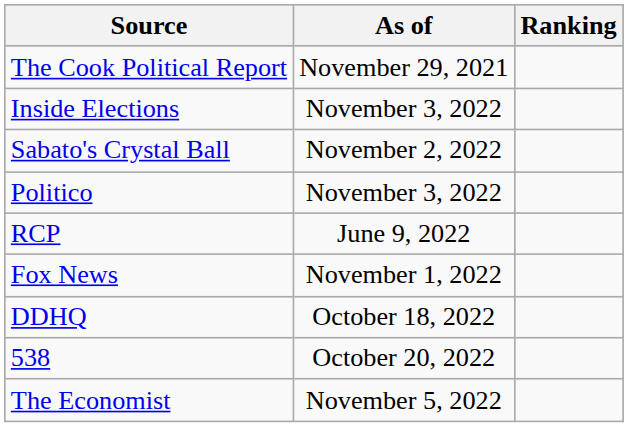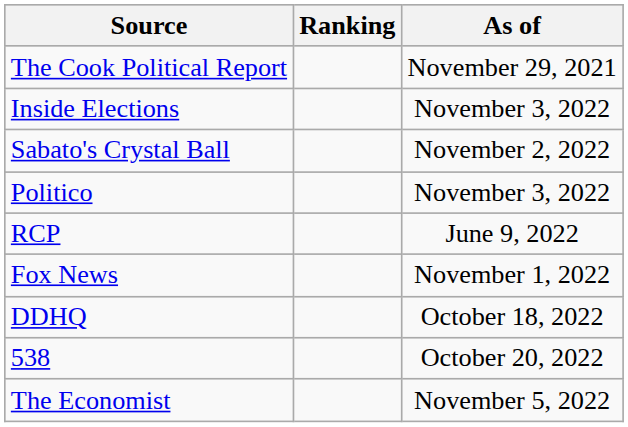columns swapped: (569, 25) <-> (404, 25)
